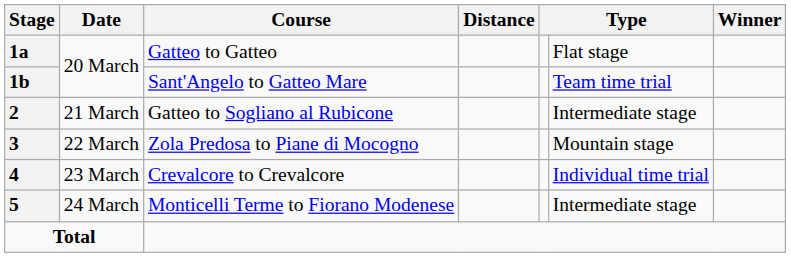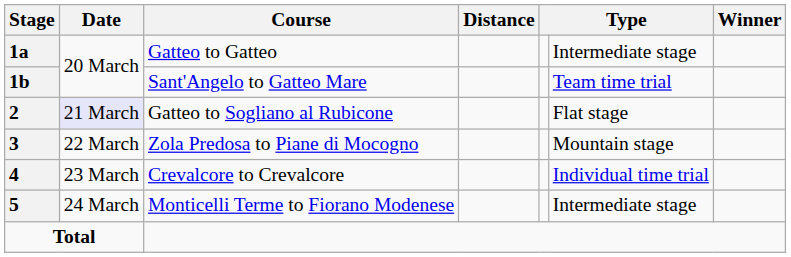(590, 50) Flat stage -> (625, 50) Intermediate stage
(101, 112) no background -> (101, 112) lavender background
(625, 112) Intermediate stage -> (590, 112) Flat stage
